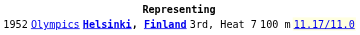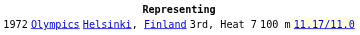(16, 24) 1952 -> (16, 24) 1972
(135, 24) bold -> (135, 24) normal
